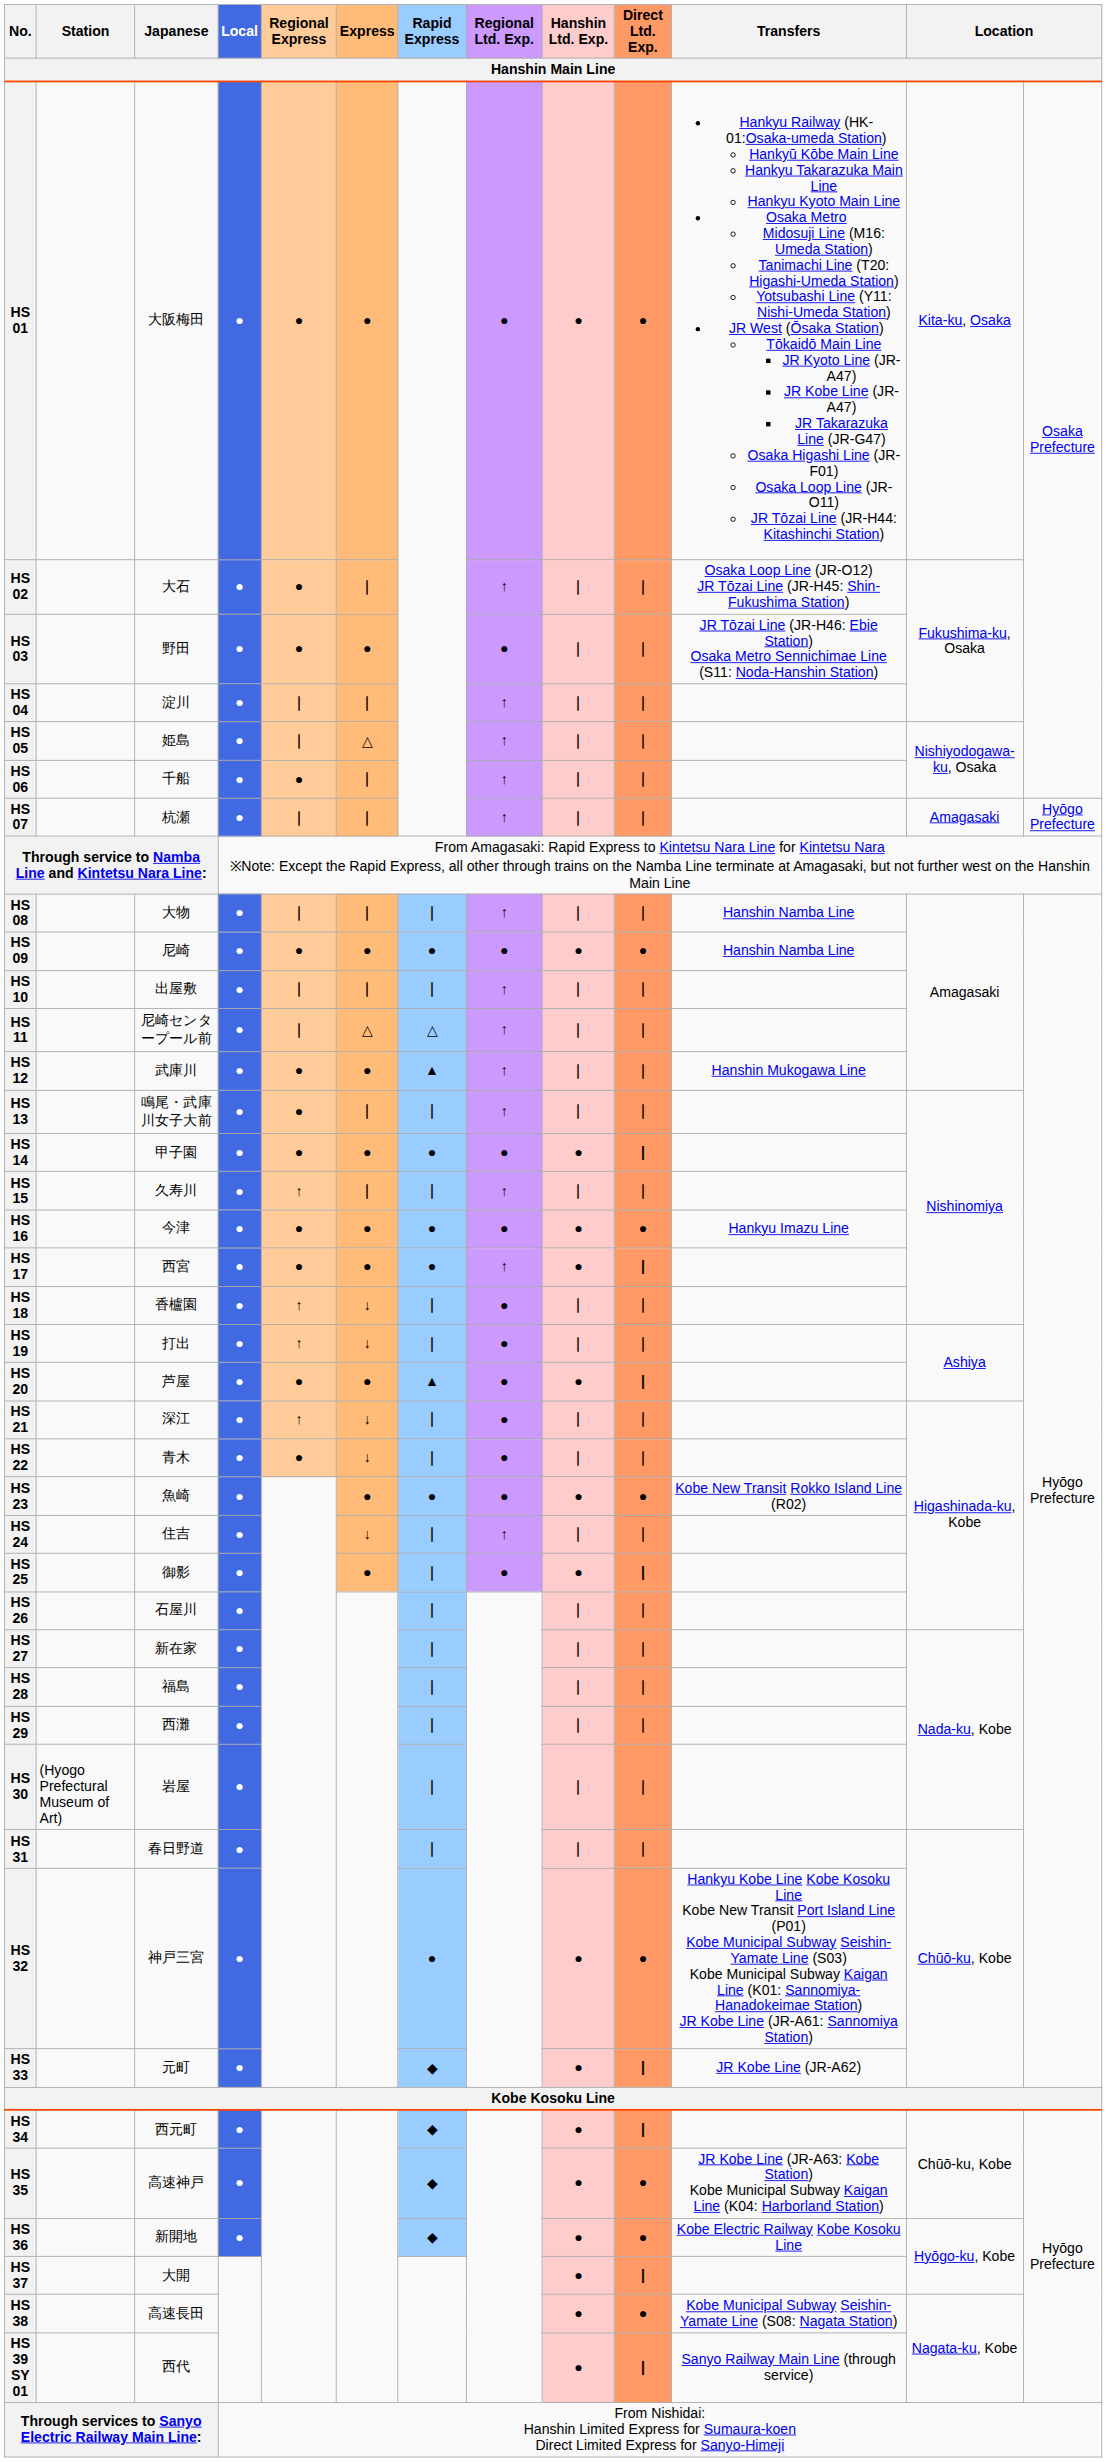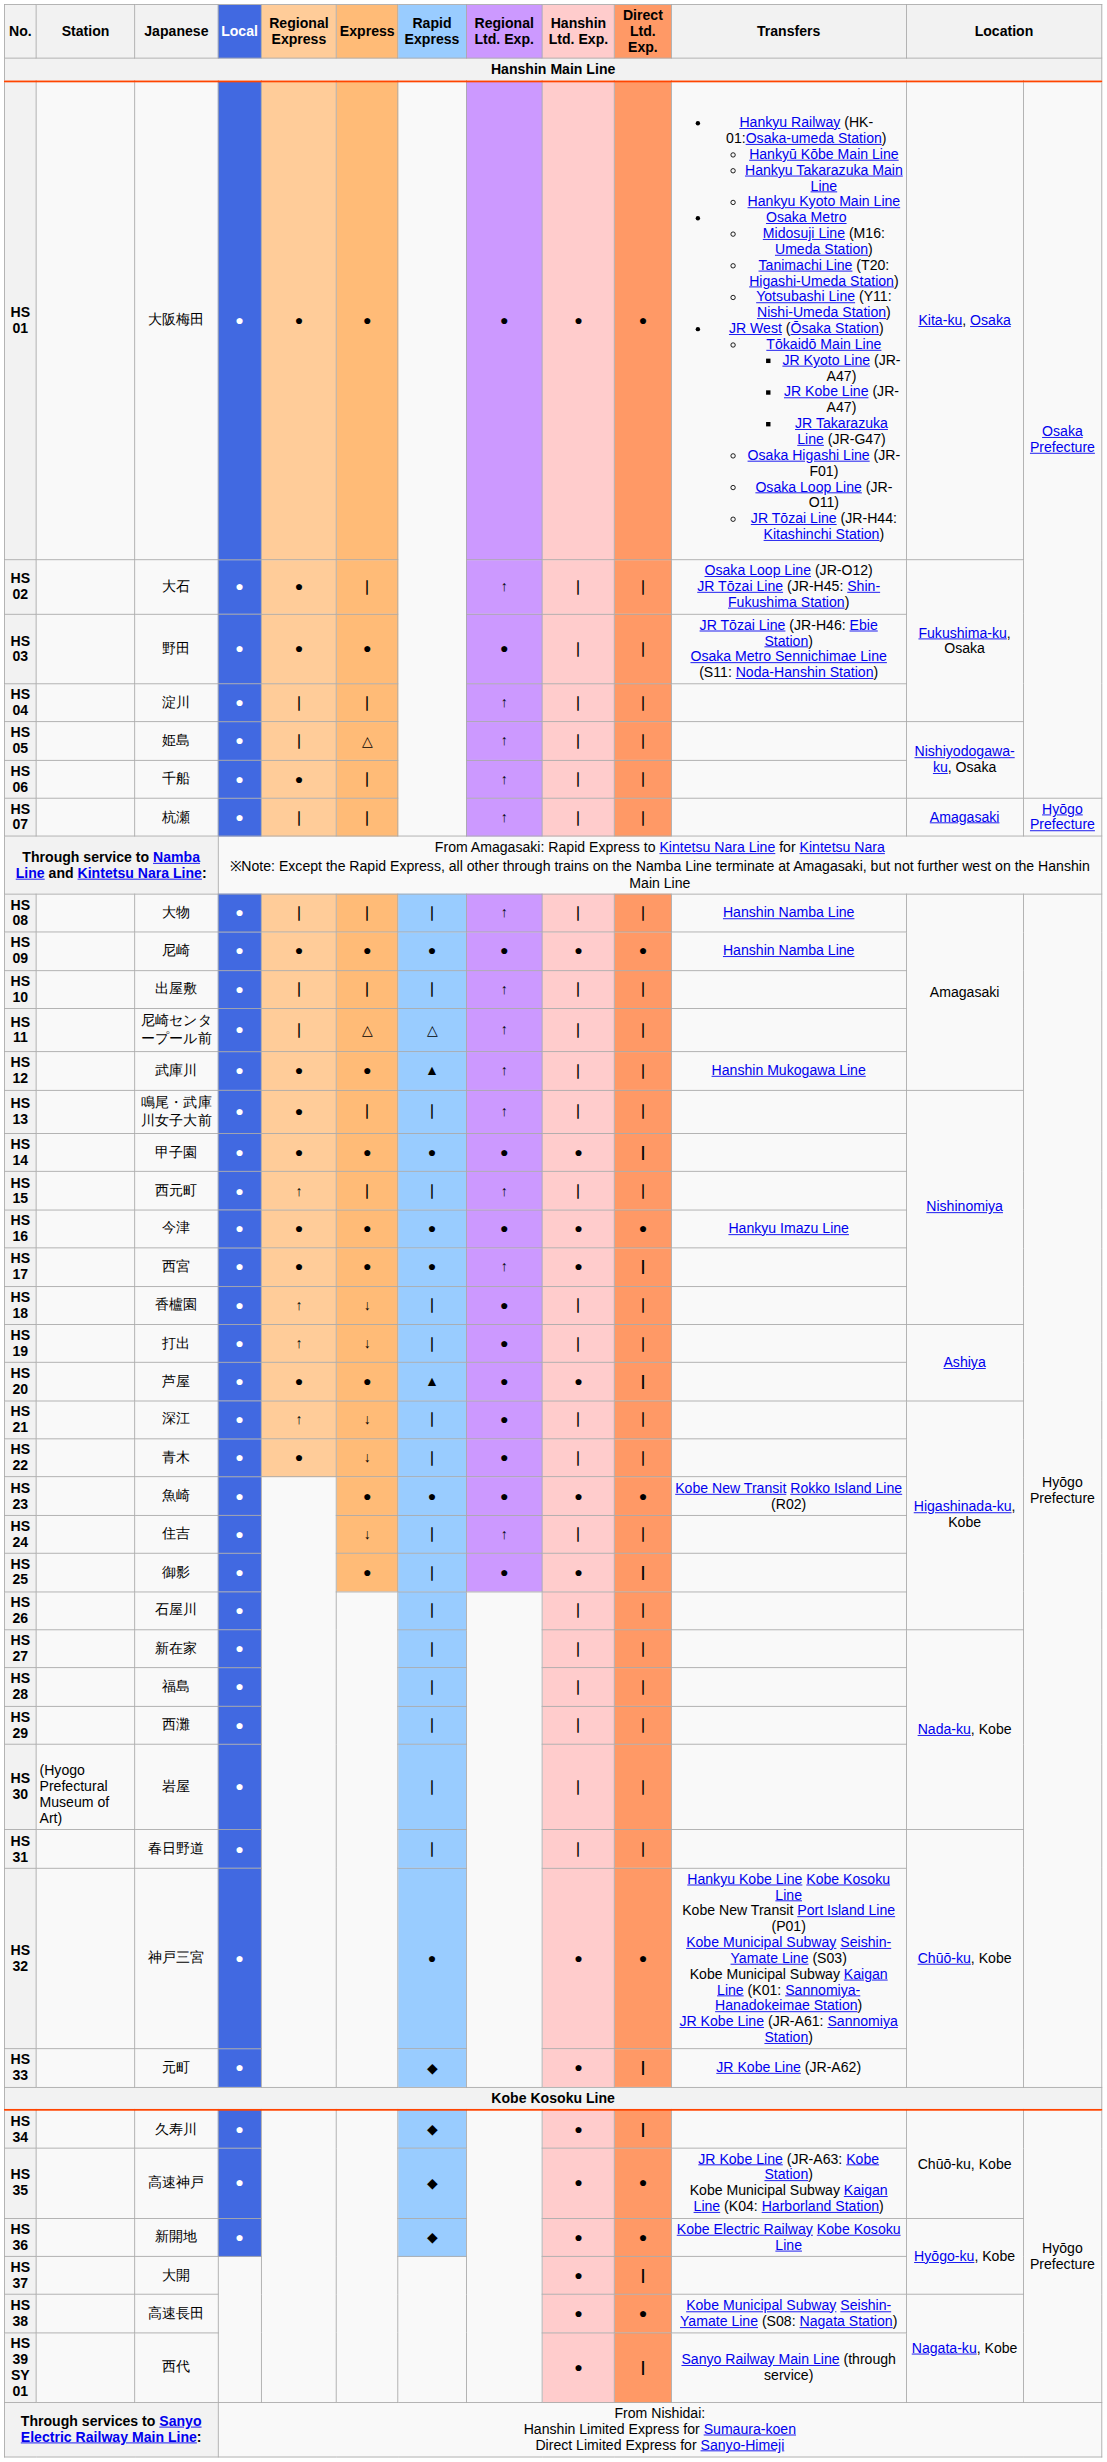(176, 1190) 久寿川 -> (176, 1190) 西元町
(176, 2128) 西元町 -> (176, 2128) 久寿川
